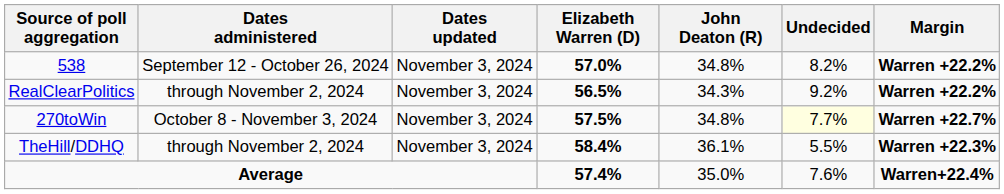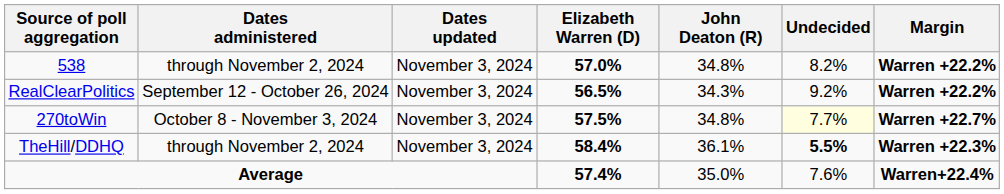(266, 65) September 12 - October 26, 2024 -> (266, 65) through November 2, 2024
(266, 92) through November 2, 2024 -> (266, 92) September 12 - October 26, 2024
(828, 147) normal -> (828, 147) bold
